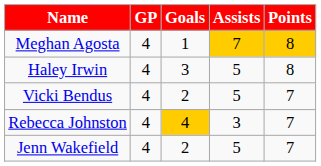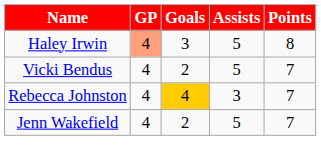- row: (68, 43)
(146, 69) no background -> (146, 43) lightsalmon background
